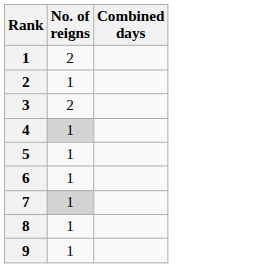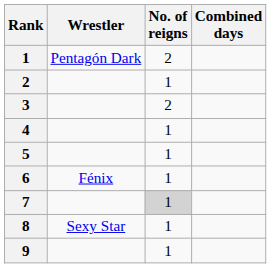+ column: (96, 25)
(70, 130) lightgrey background -> (168, 130) no background
